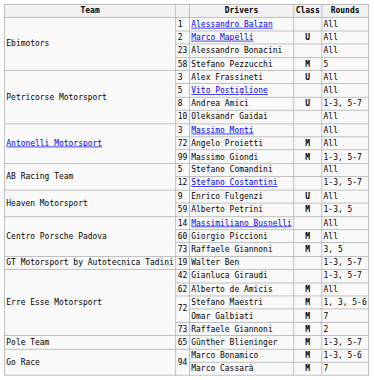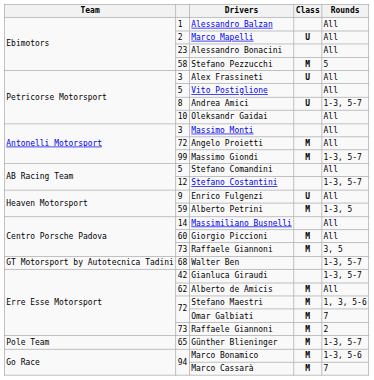(183, 263) 19 -> (183, 263) 68
